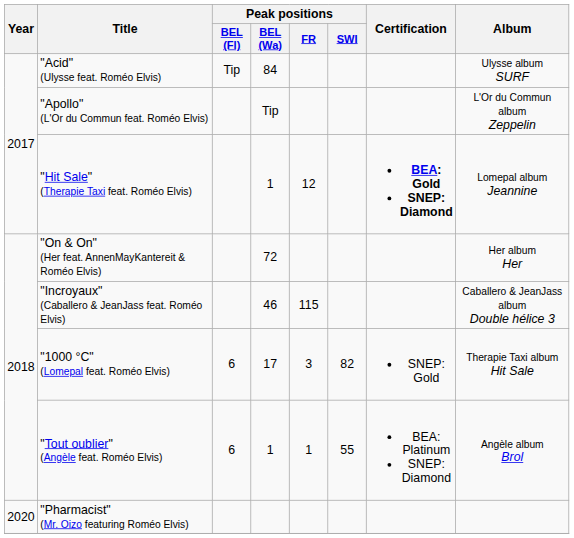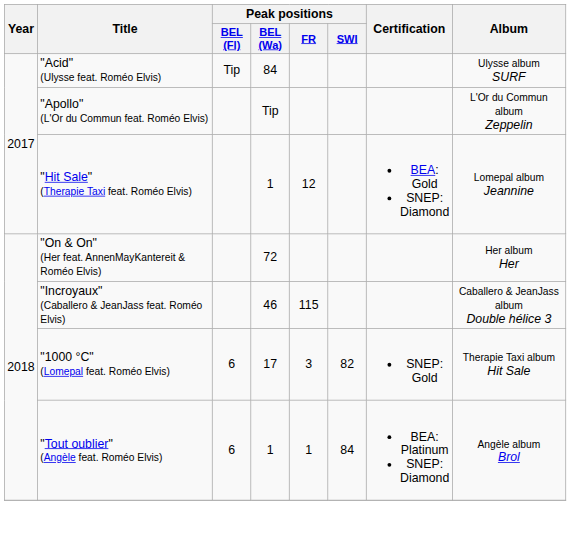(411, 191) bold -> (409, 191) normal
(347, 450) 55 -> (347, 450) 84
- row: (114, 516)
